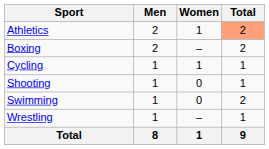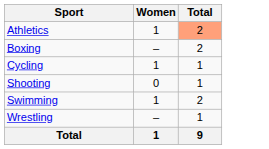- column: (155, 13)
(199, 100) 0 -> (156, 100) 1
